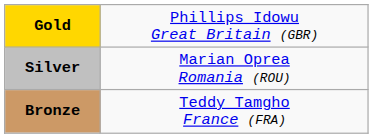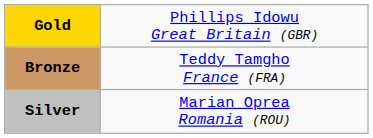rows swapped: (53, 69) <-> (53, 111)
